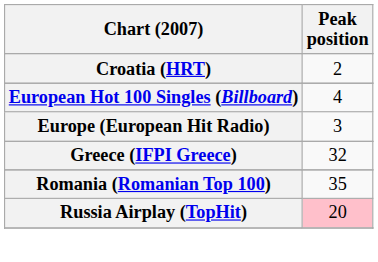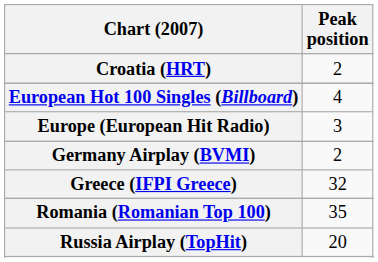+ row: (154, 155)
(338, 213) pink background -> (338, 241) no background
